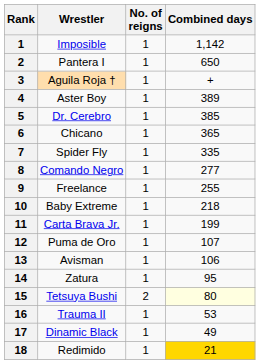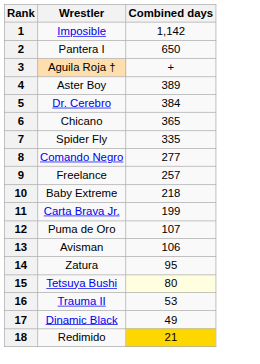- column: (146, 19)
(210, 116) 385 -> (171, 103) 384
(210, 188) 255 -> (171, 175) 257
